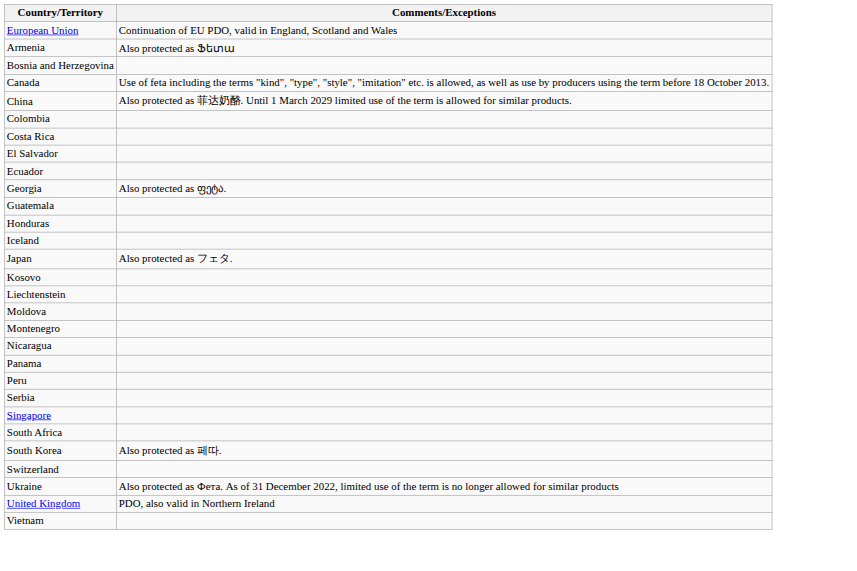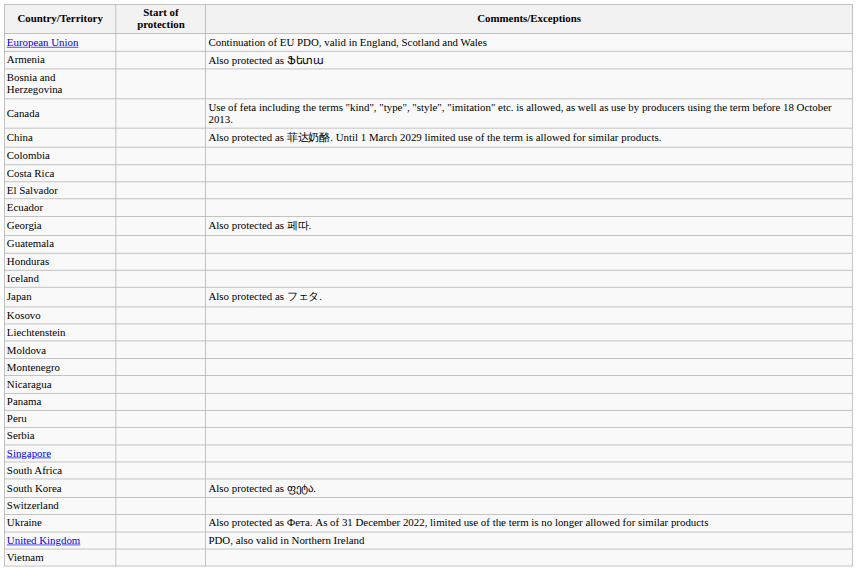+ column: (161, 19)
(173, 189) Also protected as ფეტა. -> (260, 225) Also protected as 페따.
(170, 450) Also protected as 페따. -> (262, 488) Also protected as ფეტა.
